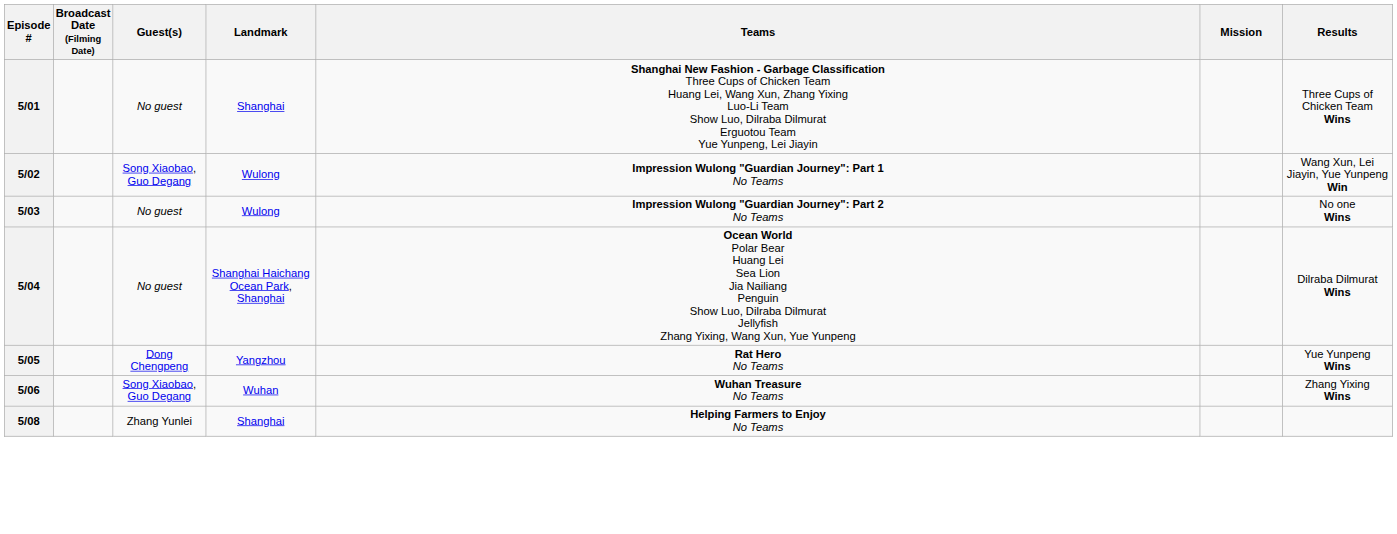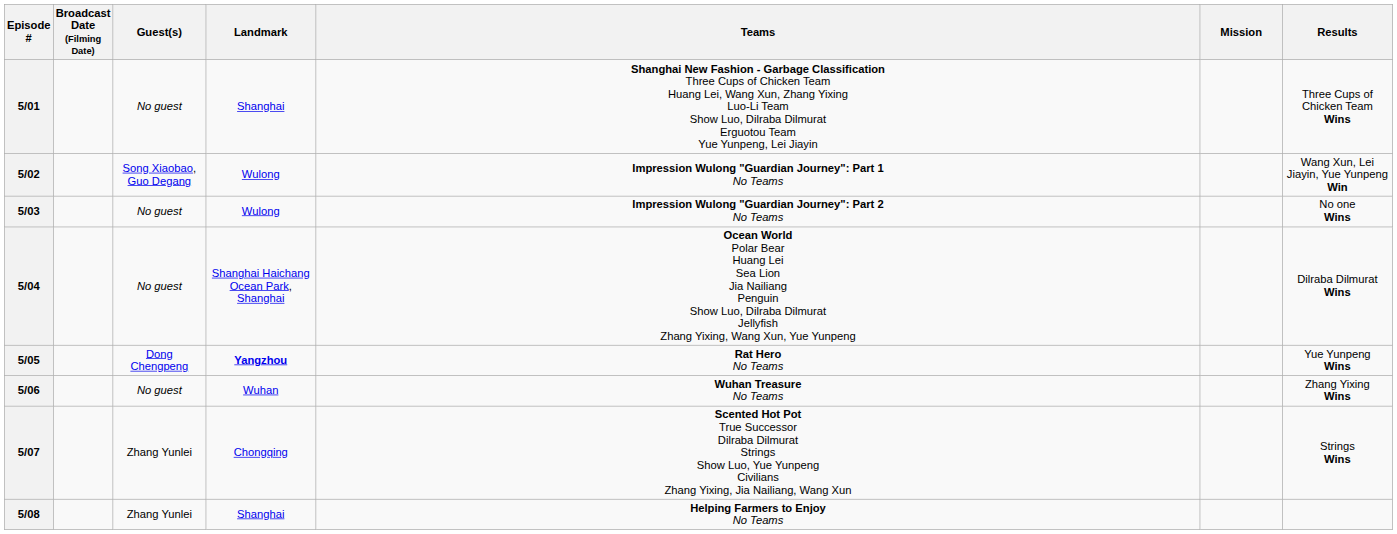(261, 360) normal -> (261, 360) bold
(159, 390) Song Xiaobao, Guo Degang -> (159, 390) No guest
+ row: (29, 452)
